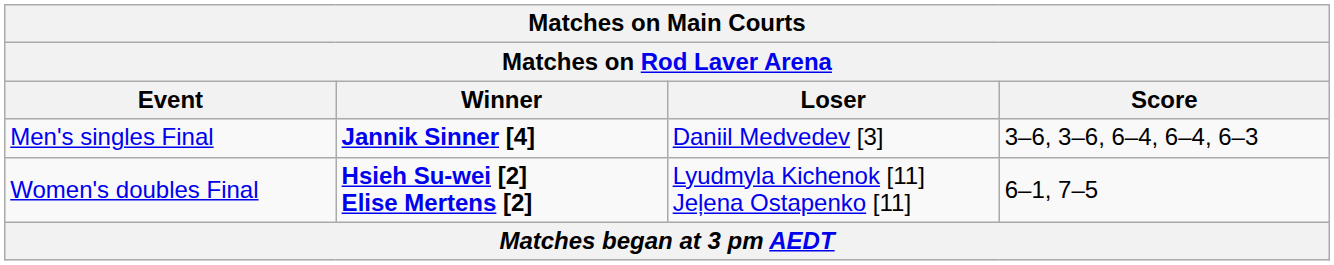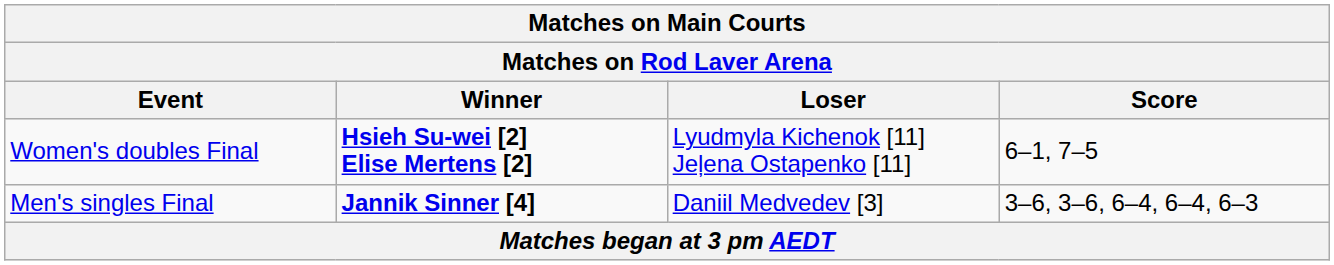rows swapped: (134, 189) <-> (112, 137)
